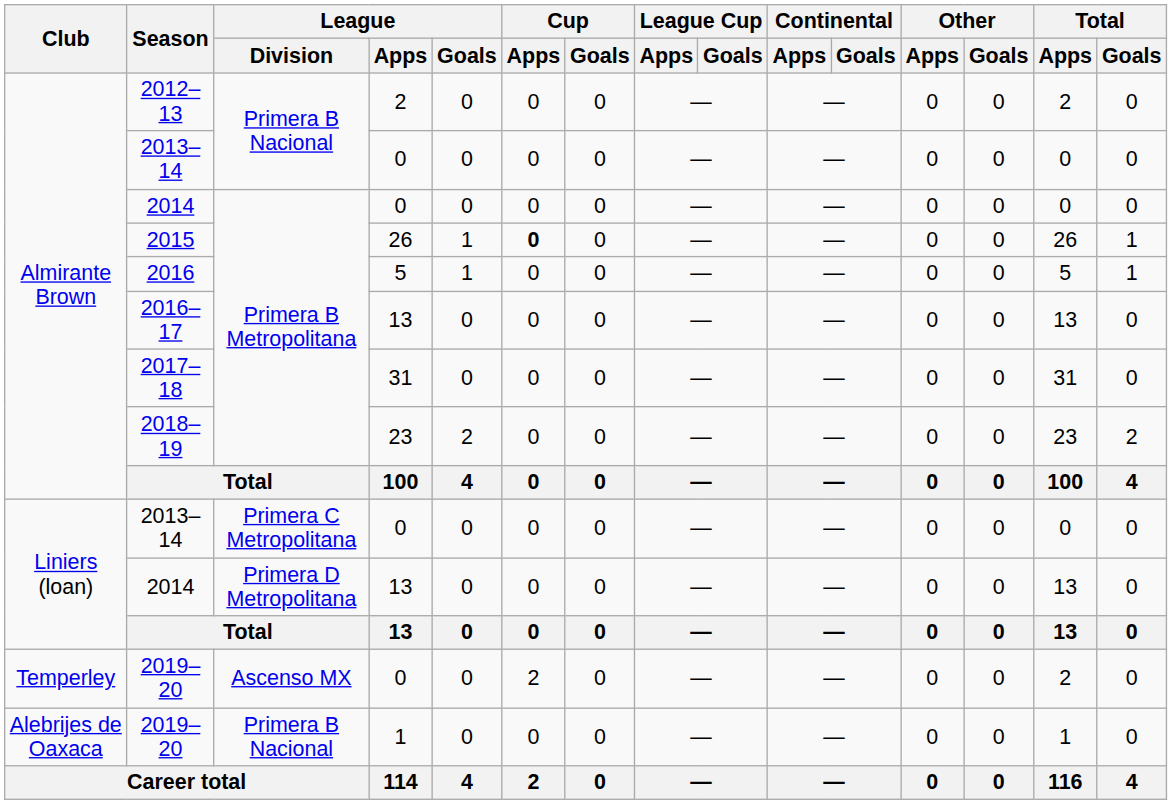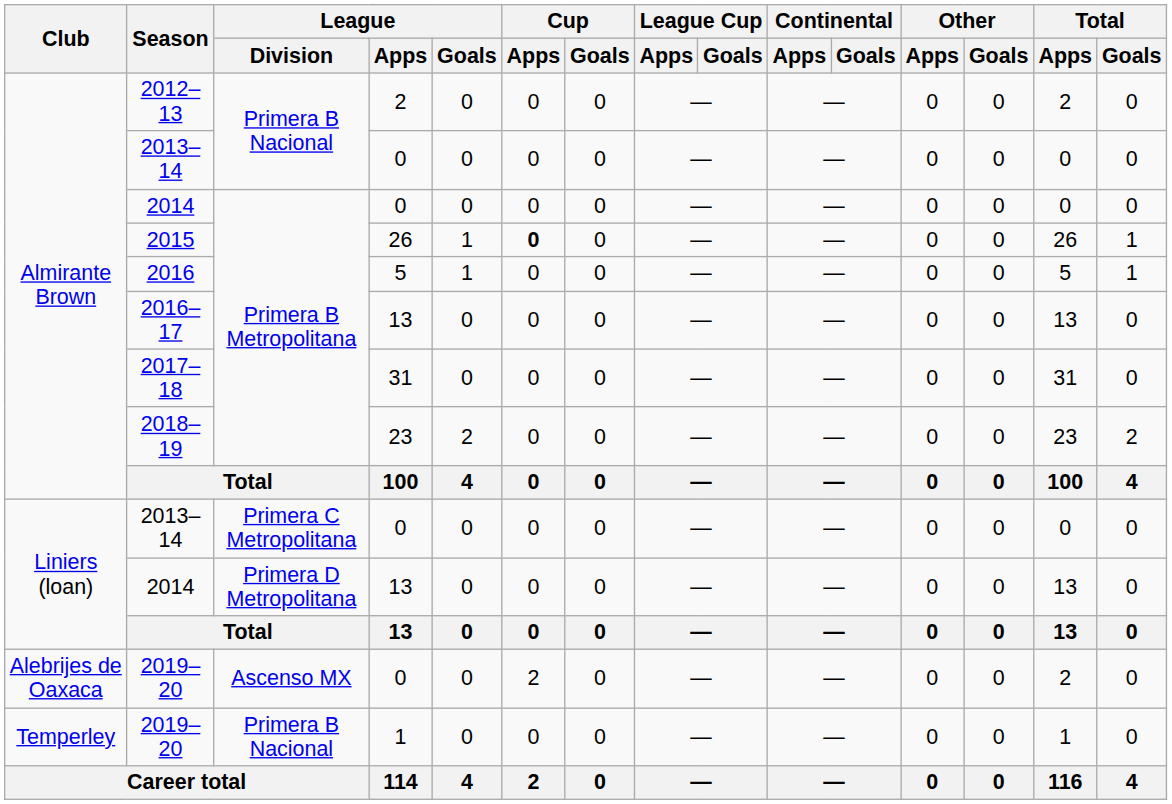(66, 678) Temperley -> (66, 678) Alebrijes de Oaxaca
(66, 736) Alebrijes de Oaxaca -> (66, 736) Temperley
